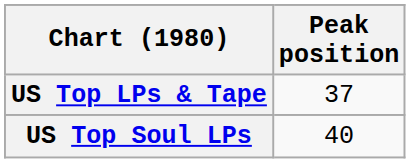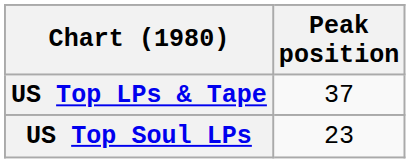(339, 136) 40 -> (339, 136) 23
